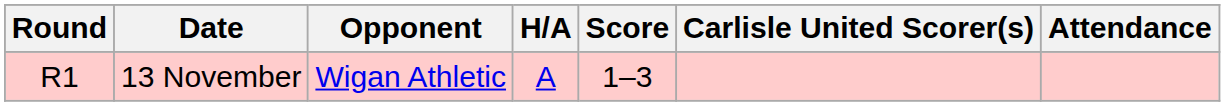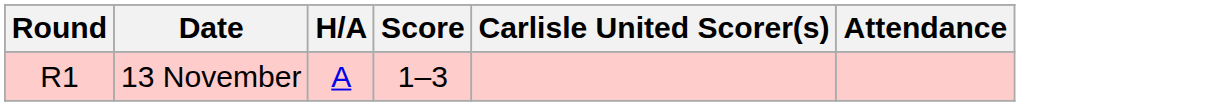- column: (411, 28)
